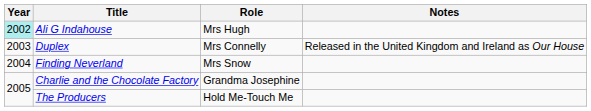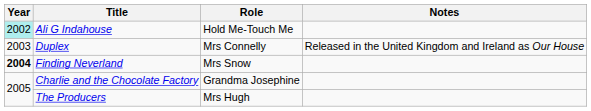(226, 30) Mrs Hugh -> (248, 30) Hold Me-Touch Me
(19, 64) normal -> (19, 64) bold
(248, 98) Hold Me-Touch Me -> (226, 98) Mrs Hugh
